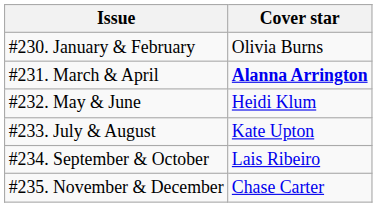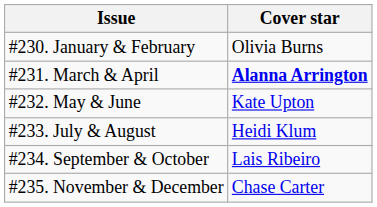(274, 103) Heidi Klum -> (273, 103) Kate Upton
(273, 131) Kate Upton -> (274, 131) Heidi Klum
